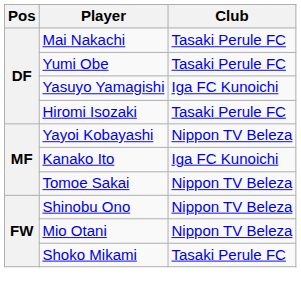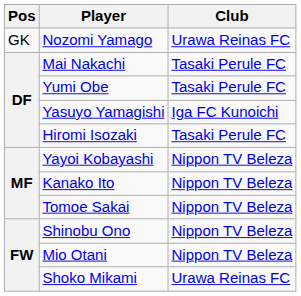+ row: (97, 40)
(225, 159) Iga FC Kunoichi -> (232, 183) Nippon TV Beleza
(229, 254) Tasaki Perule FC -> (231, 278) Urawa Reinas FC
